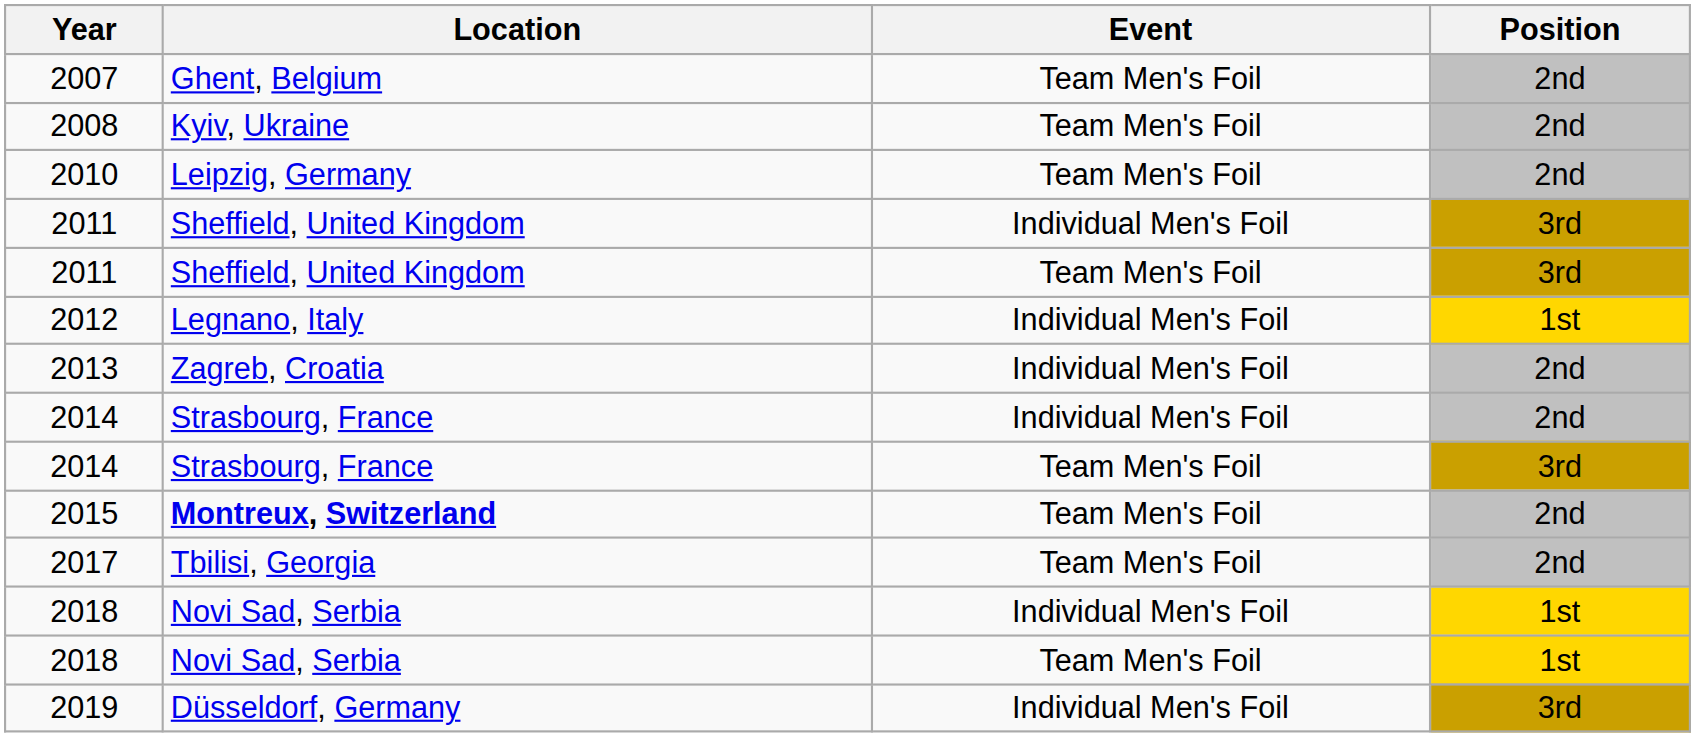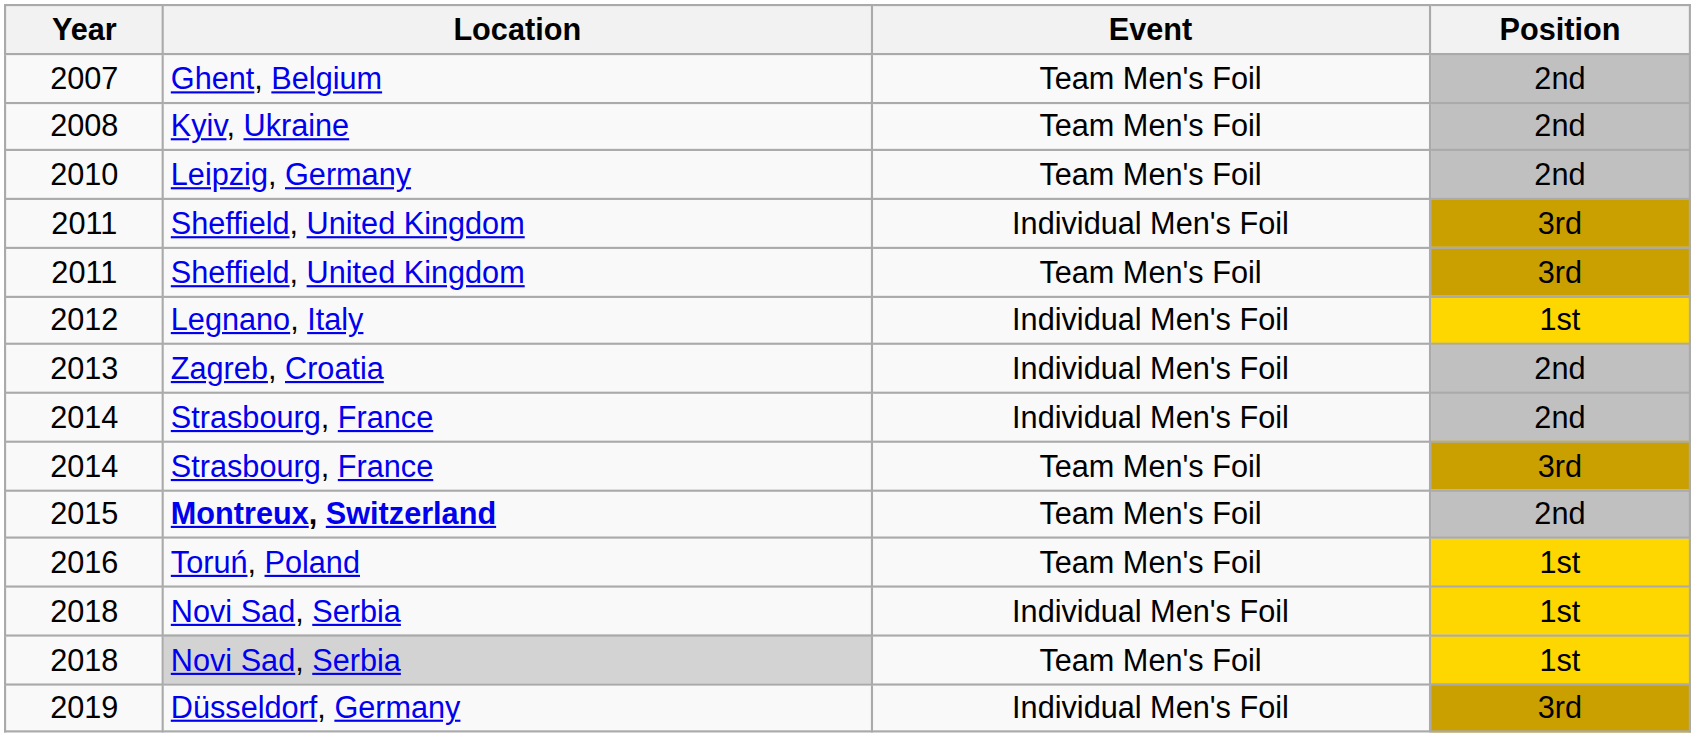+ row: (84, 563)
- row: (84, 563)
(286, 660) no background -> (286, 660) lightgrey background
